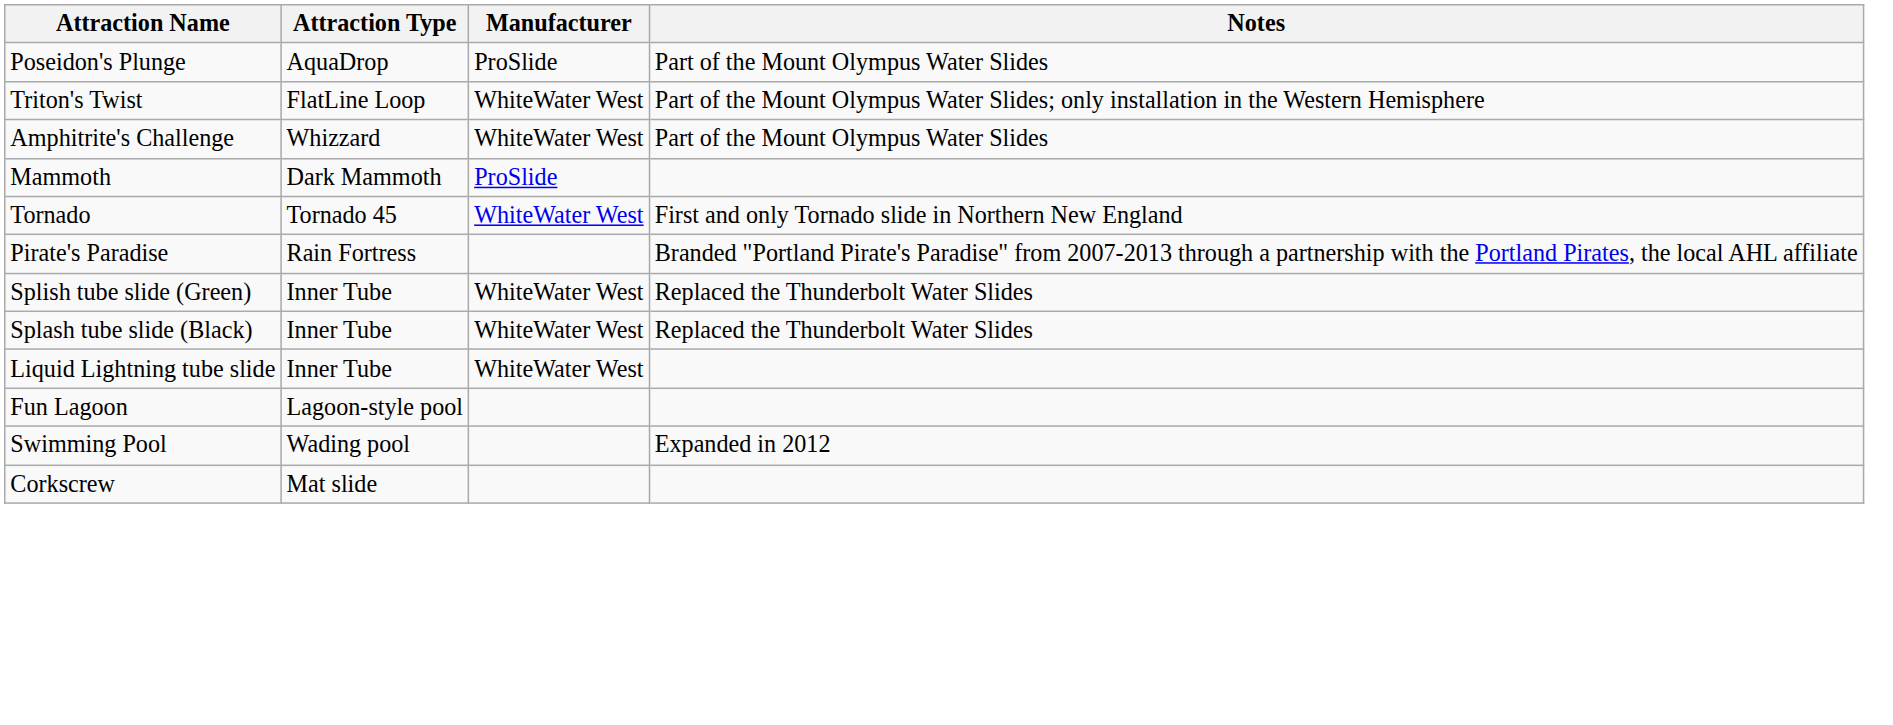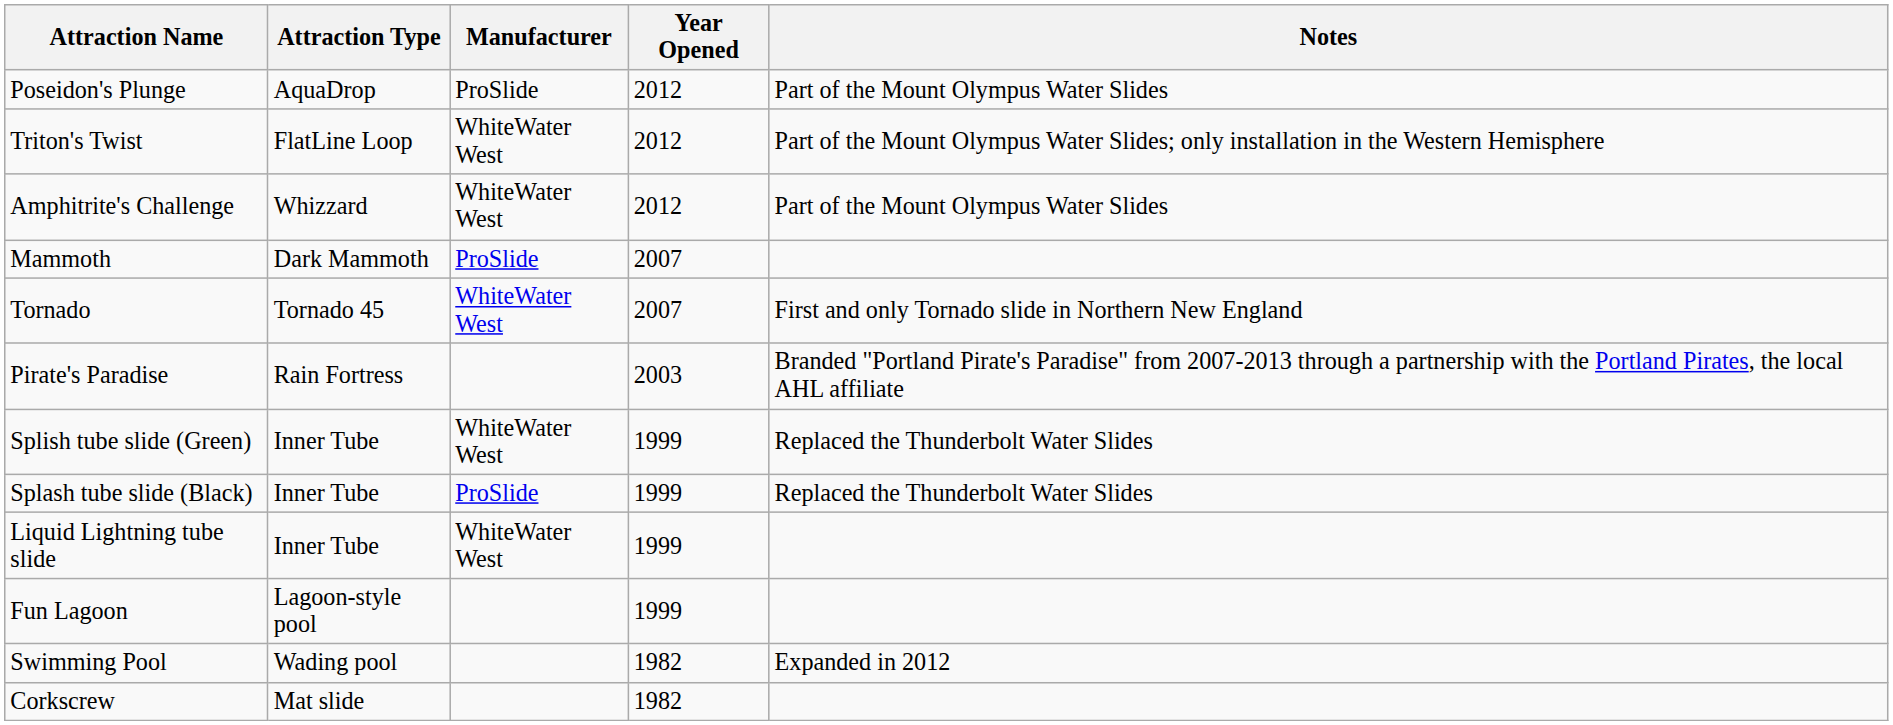+ column: (699, 37)
(559, 330) WhiteWater West -> (497, 493) ProSlide
